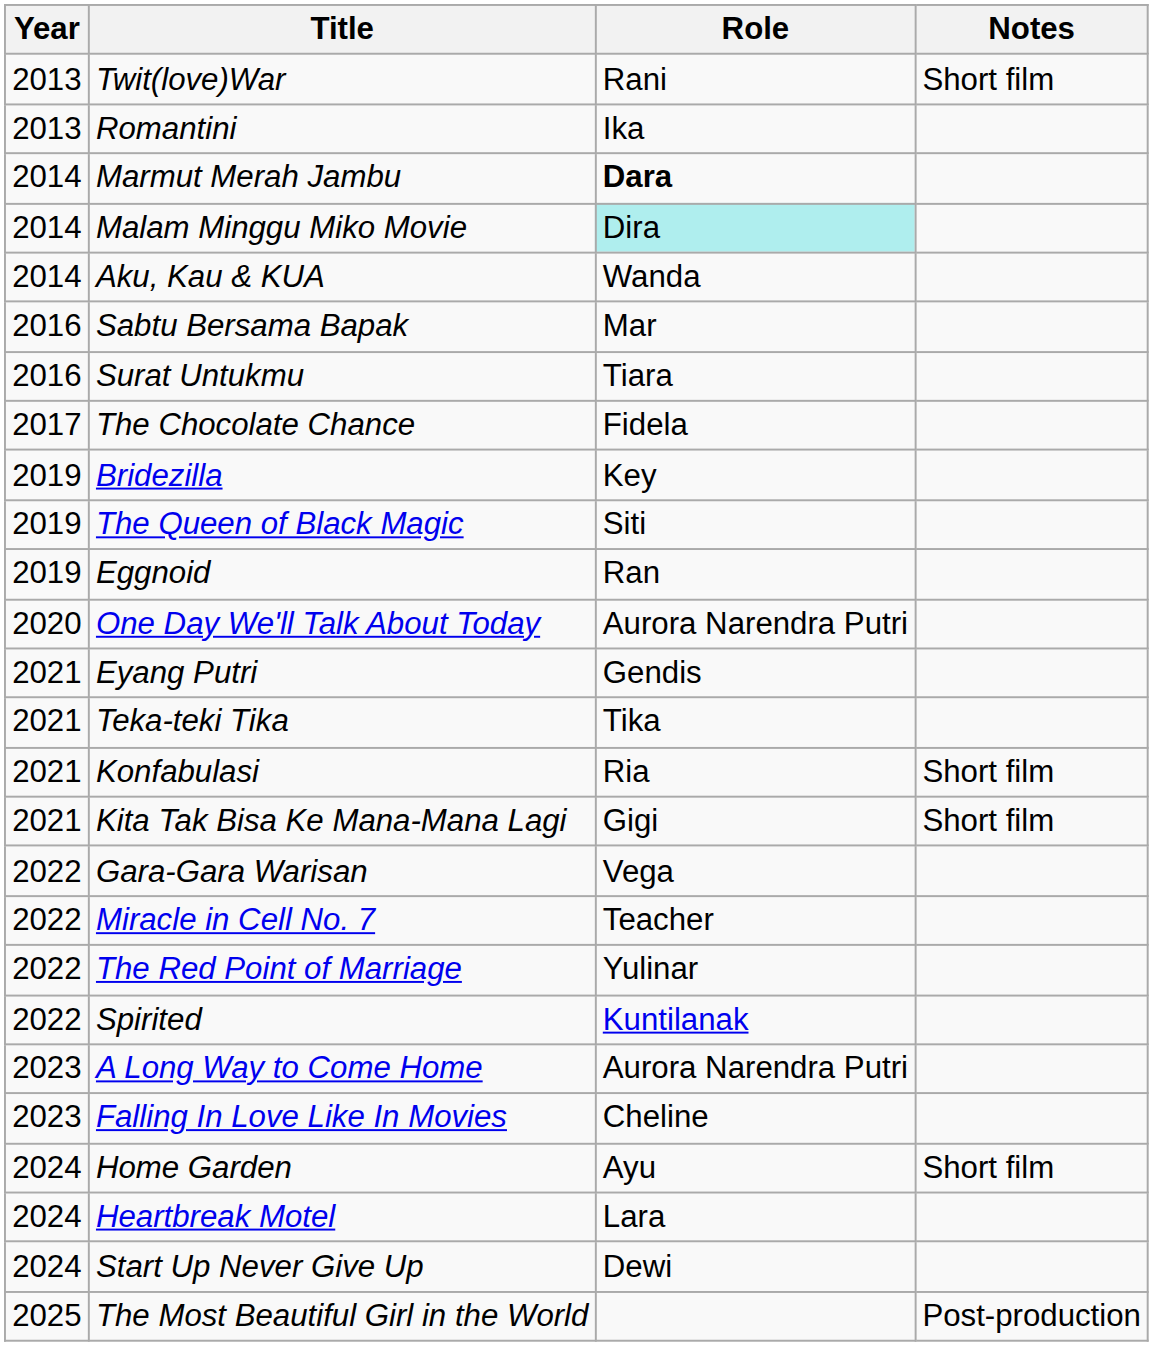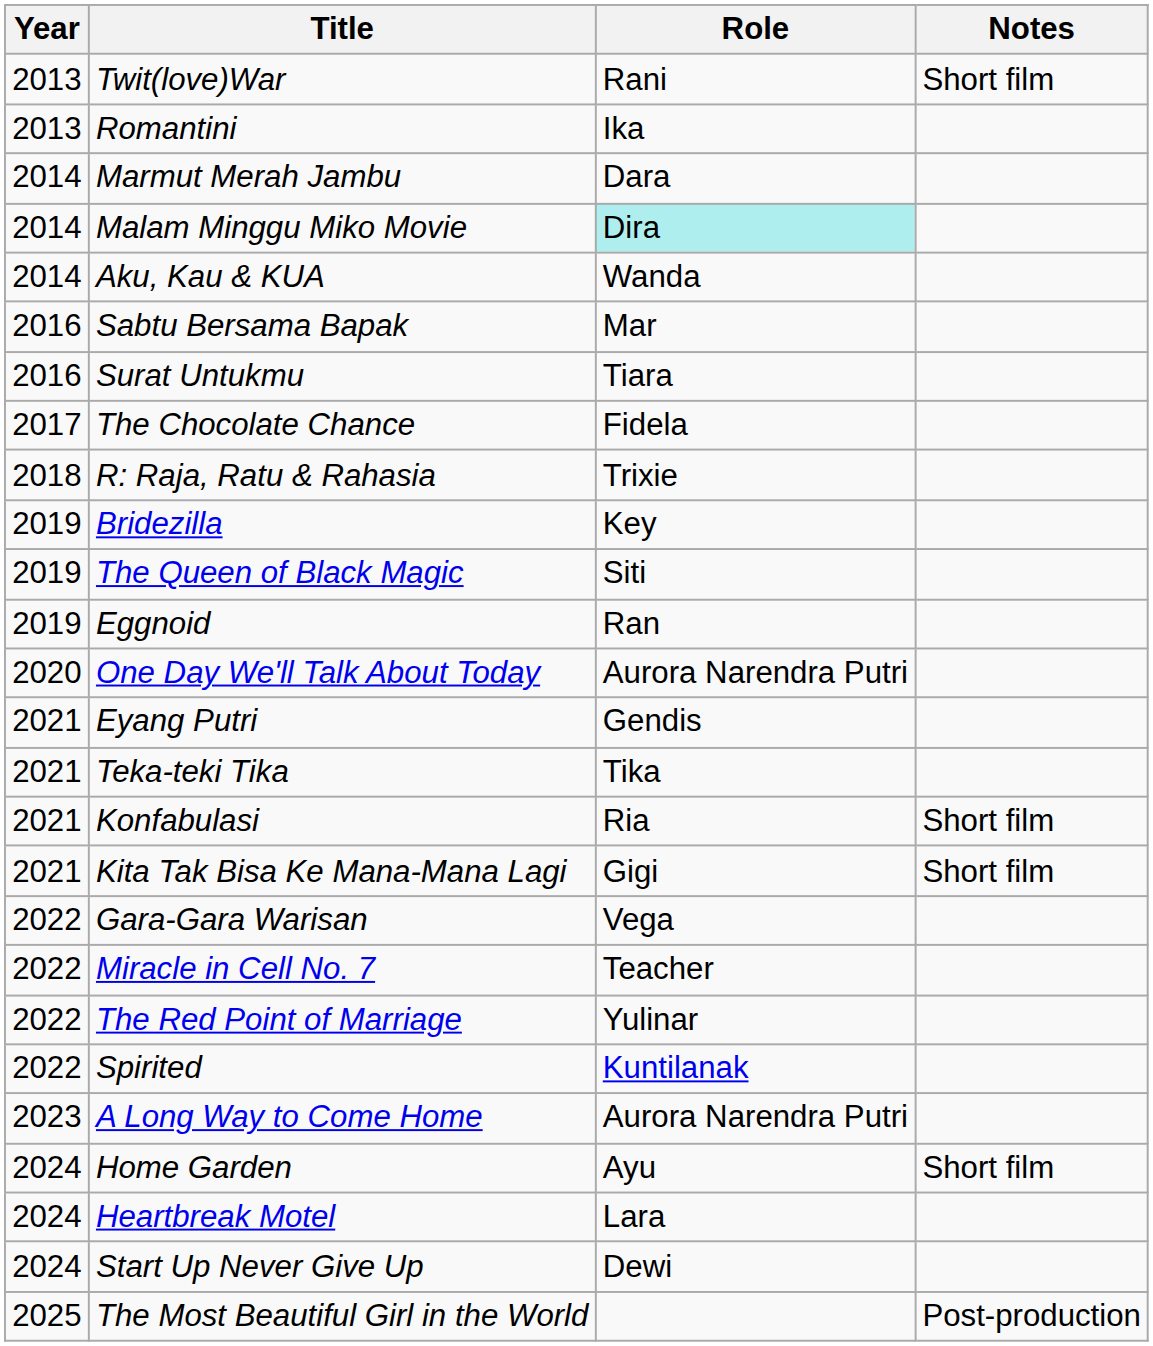(637, 177) bold -> (637, 177) normal
+ row: (266, 474)
- row: (301, 1117)
